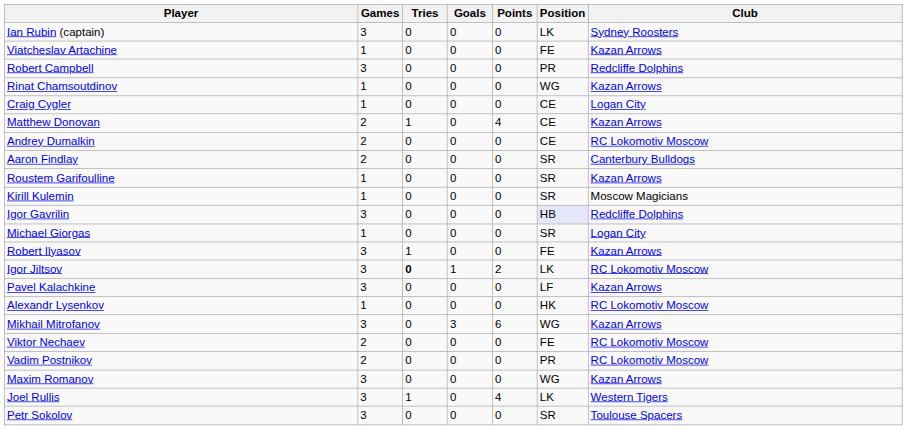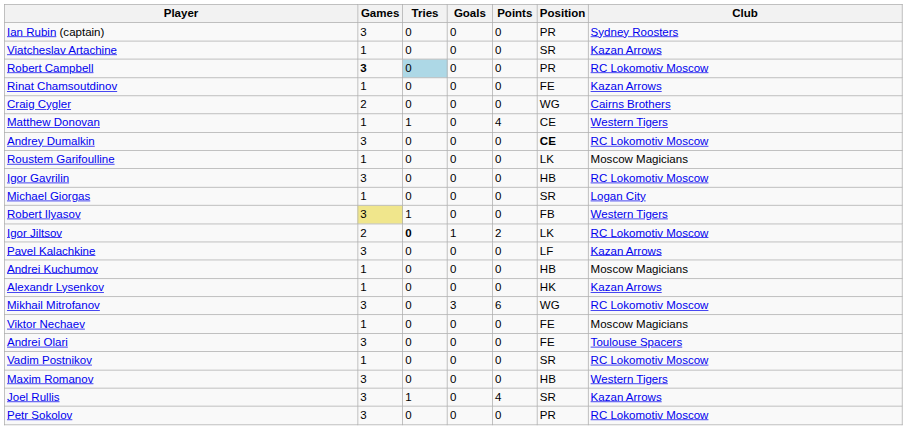(547, 31) LK -> (548, 31) PR
(547, 50) FE -> (548, 50) SR
(364, 68) normal -> (364, 68) bold
(408, 68) no background -> (408, 68) lightblue background
(637, 68) Redcliffe Dolphins -> (650, 68) RC Lokomotiv Moscow
(550, 86) WG -> (547, 86) FE
(364, 104) 1 -> (364, 104) 2
(548, 104) CE -> (550, 104) WG
(618, 104) Logan City -> (631, 104) Cairns Brothers
(364, 123) 2 -> (364, 123) 1
(626, 123) Kazan Arrows -> (629, 123) Western Tigers
(364, 141) 2 -> (364, 141) 3
(548, 141) normal -> (548, 141) bold
- row: (43, 159)
(548, 178) SR -> (547, 159) LK
(626, 178) Kazan Arrows -> (639, 159) Moscow Magicians
- row: (40, 196)
(548, 214) lavender background -> (548, 178) no background
(637, 214) Redcliffe Dolphins -> (650, 178) RC Lokomotiv Moscow
(364, 251) no background -> (364, 214) khaki background
(547, 251) FE -> (547, 214) FB
(626, 251) Kazan Arrows -> (629, 214) Western Tigers
(364, 269) 3 -> (364, 232) 2
+ row: (52, 269)
(650, 305) RC Lokomotiv Moscow -> (626, 287) Kazan Arrows
(626, 324) Kazan Arrows -> (650, 305) RC Lokomotiv Moscow
(364, 342) 2 -> (364, 324) 1
(650, 342) RC Lokomotiv Moscow -> (639, 324) Moscow Magicians
+ row: (37, 342)
(364, 360) 2 -> (364, 360) 1
(548, 360) PR -> (548, 360) SR
(550, 379) WG -> (548, 379) HB
(626, 379) Kazan Arrows -> (629, 379) Western Tigers
(547, 397) LK -> (548, 397) SR
(629, 397) Western Tigers -> (626, 397) Kazan Arrows
(548, 415) SR -> (548, 415) PR
(636, 415) Toulouse Spacers -> (650, 415) RC Lokomotiv Moscow
